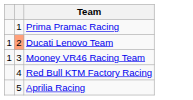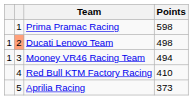+ column: (171, 12)
